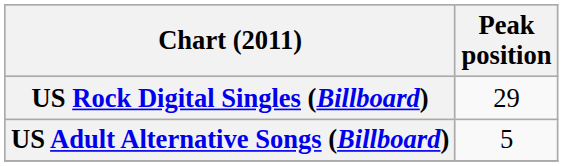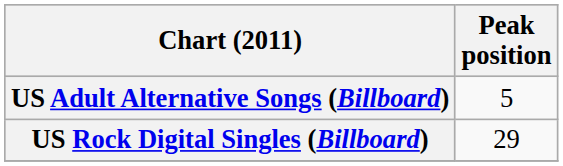rows swapped: (230, 139) <-> (230, 97)
